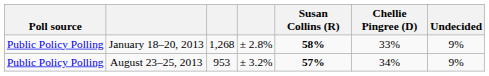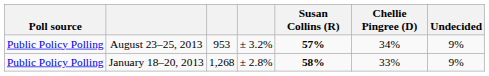rows swapped: (156, 44) <-> (156, 62)
